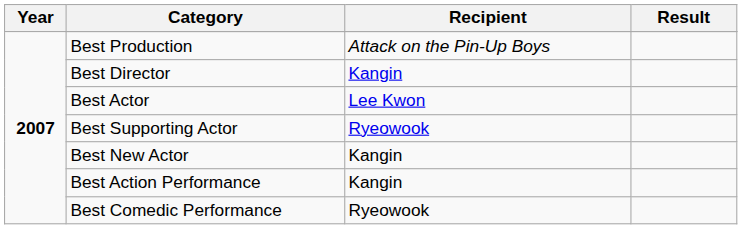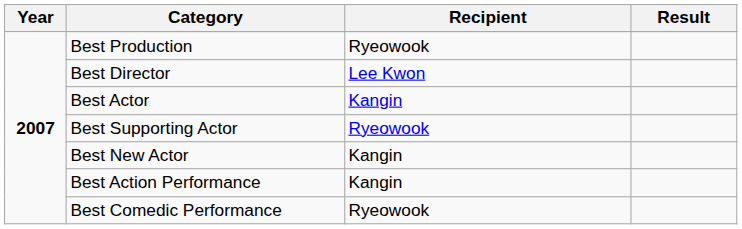(449, 45) Attack on the Pin-Up Boys -> (389, 45) Ryeowook
(375, 73) Kangin -> (387, 73) Lee Kwon
(387, 100) Lee Kwon -> (375, 100) Kangin
